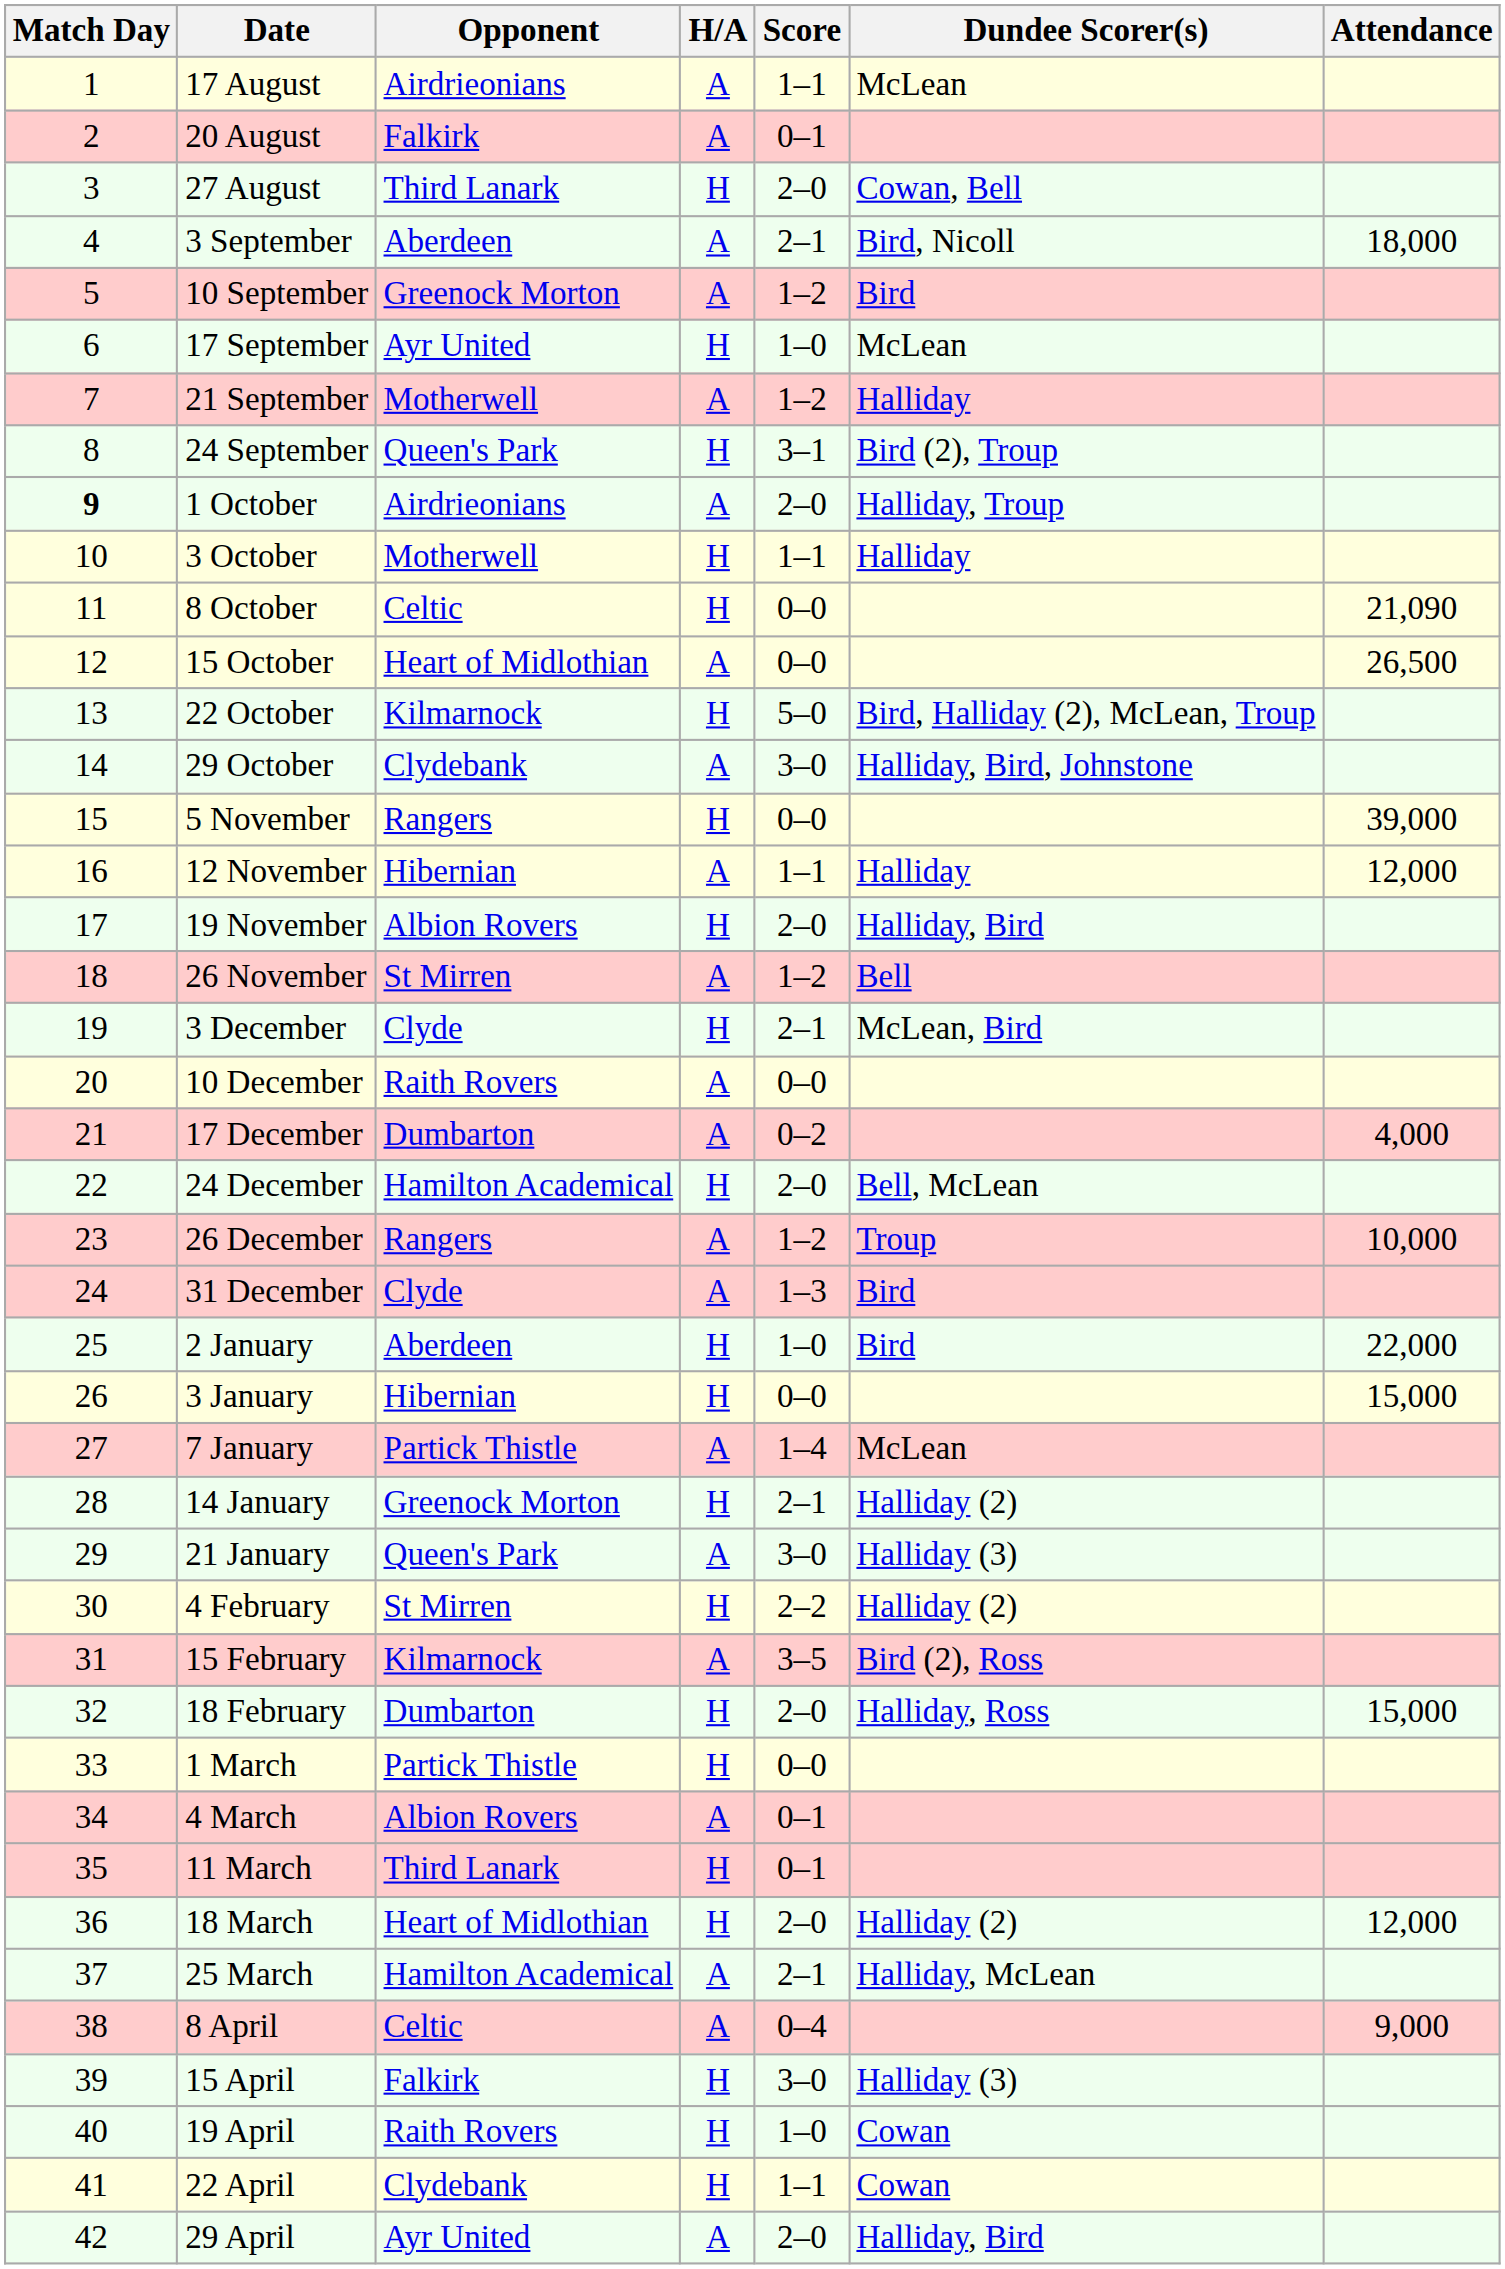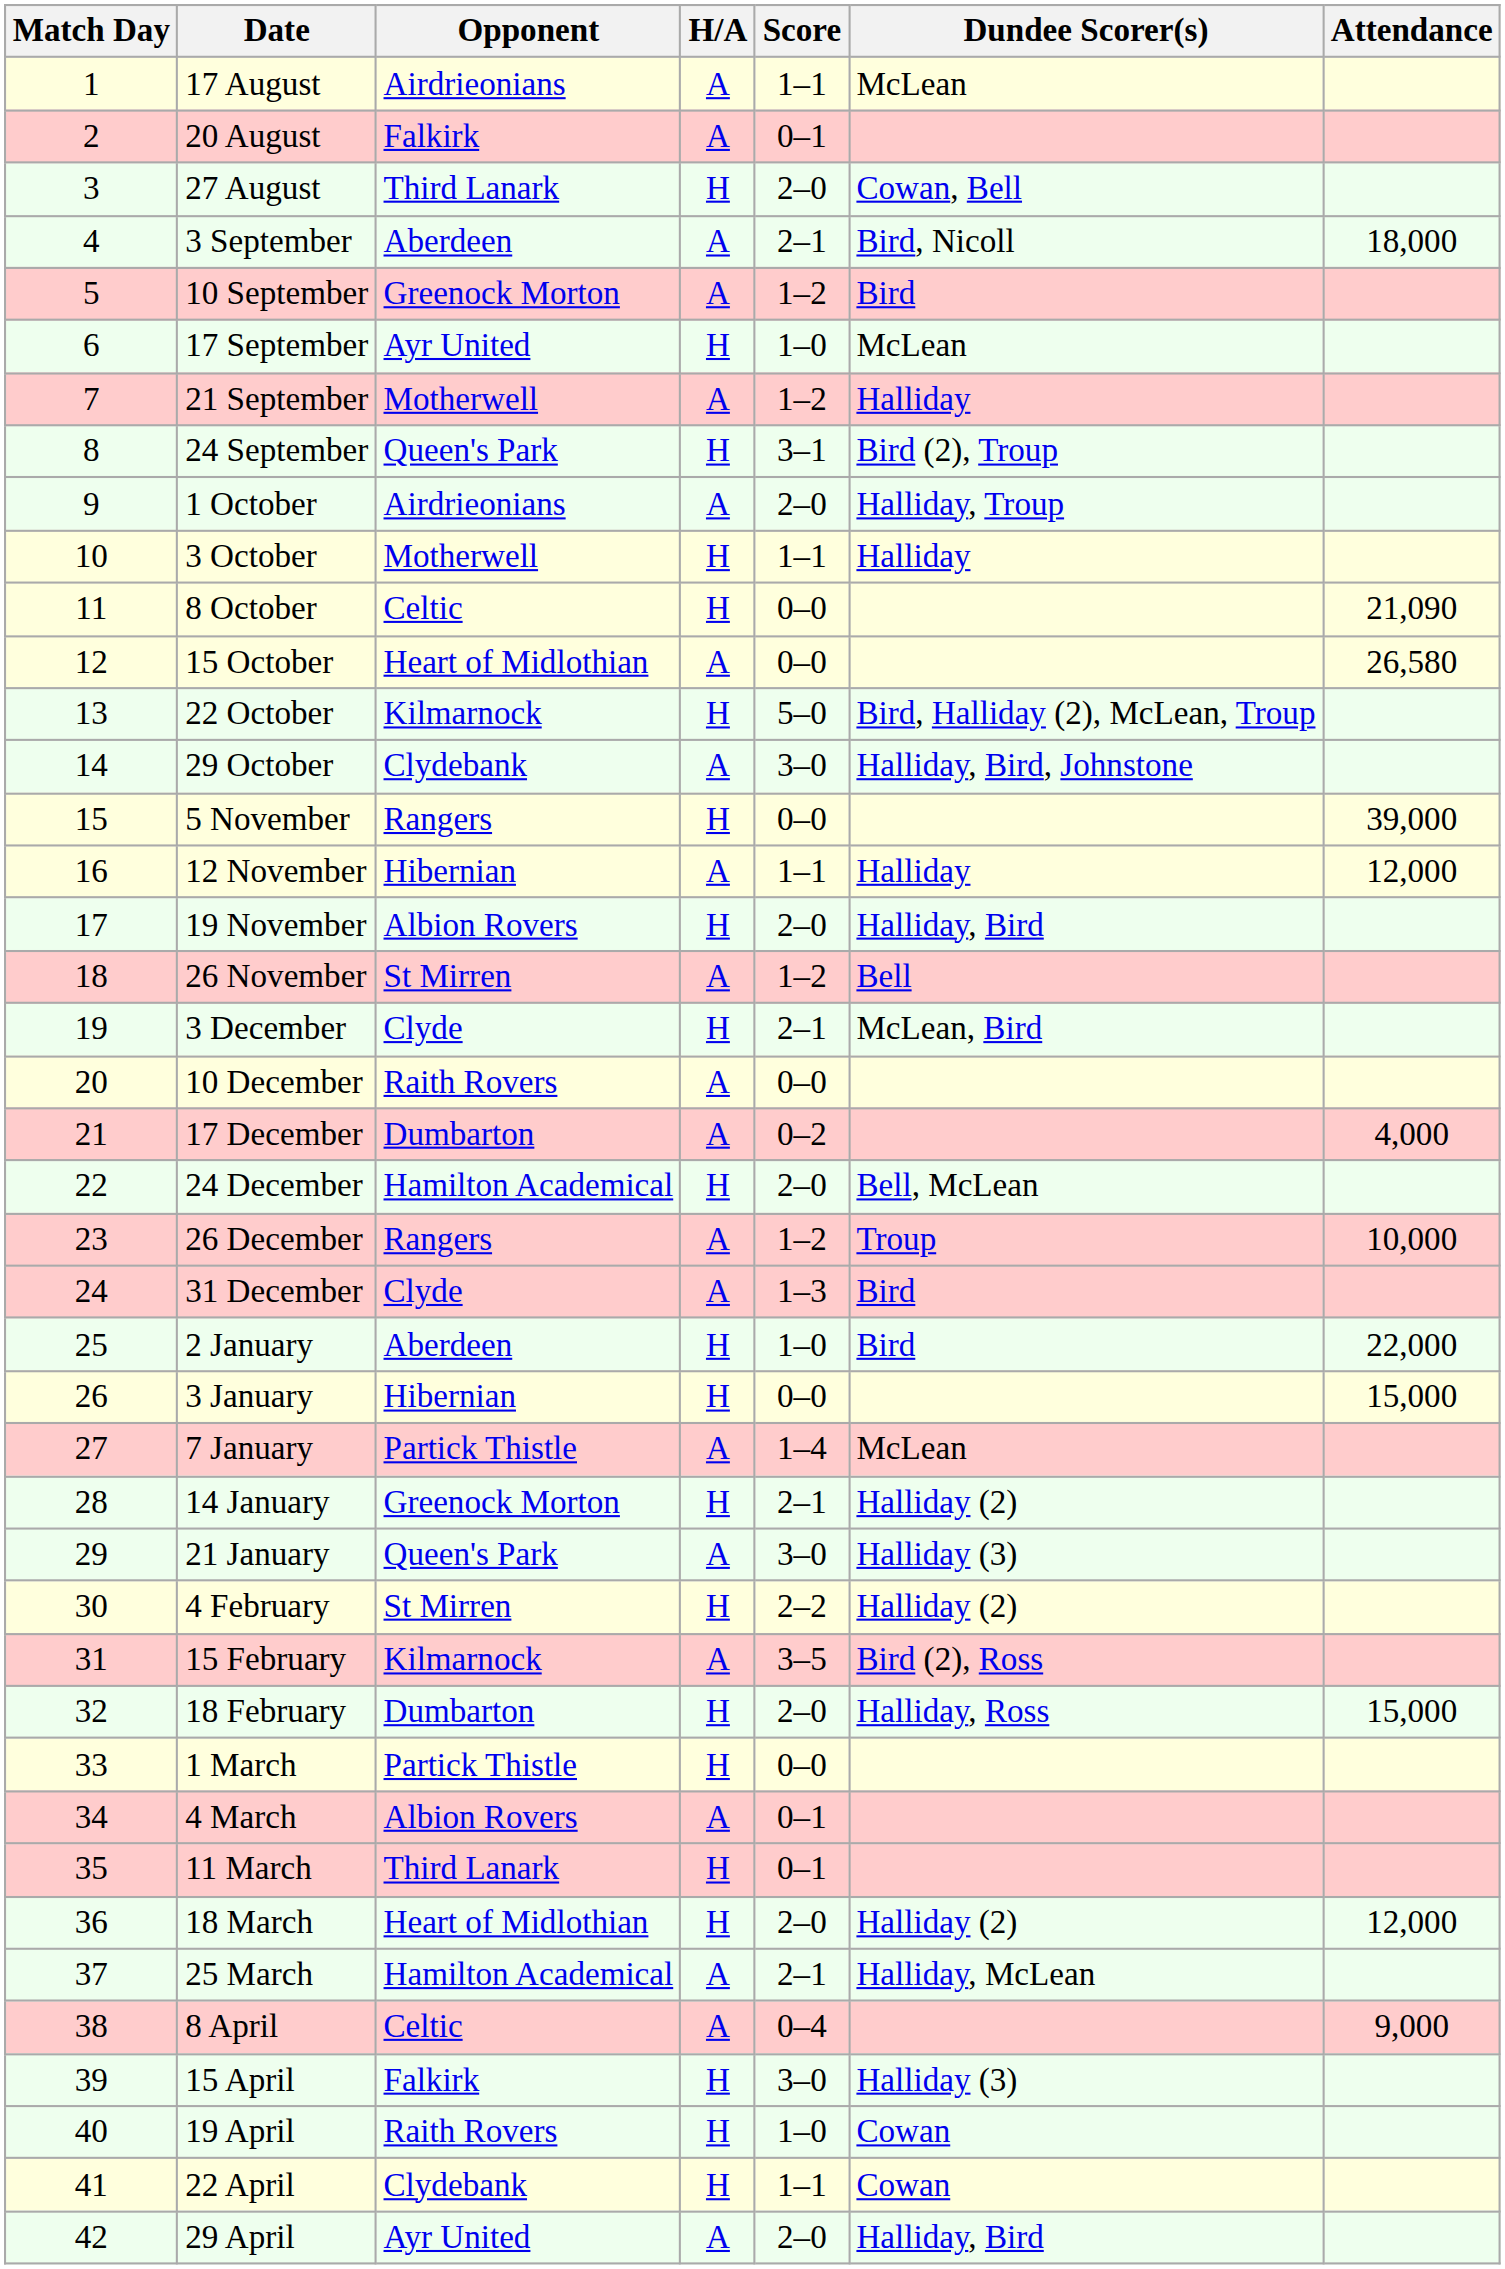(91, 503) bold -> (91, 503) normal
(1412, 661) 26,500 -> (1412, 661) 26,580
